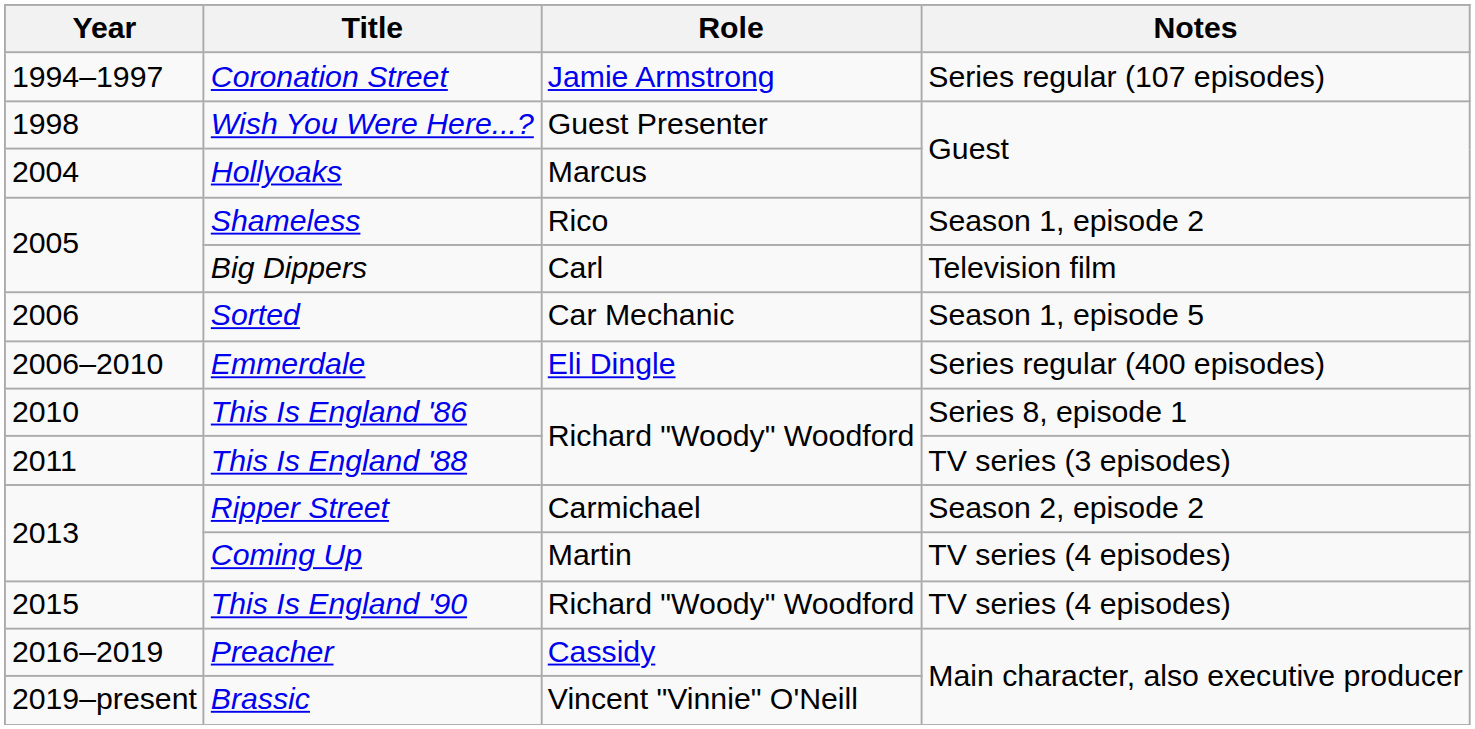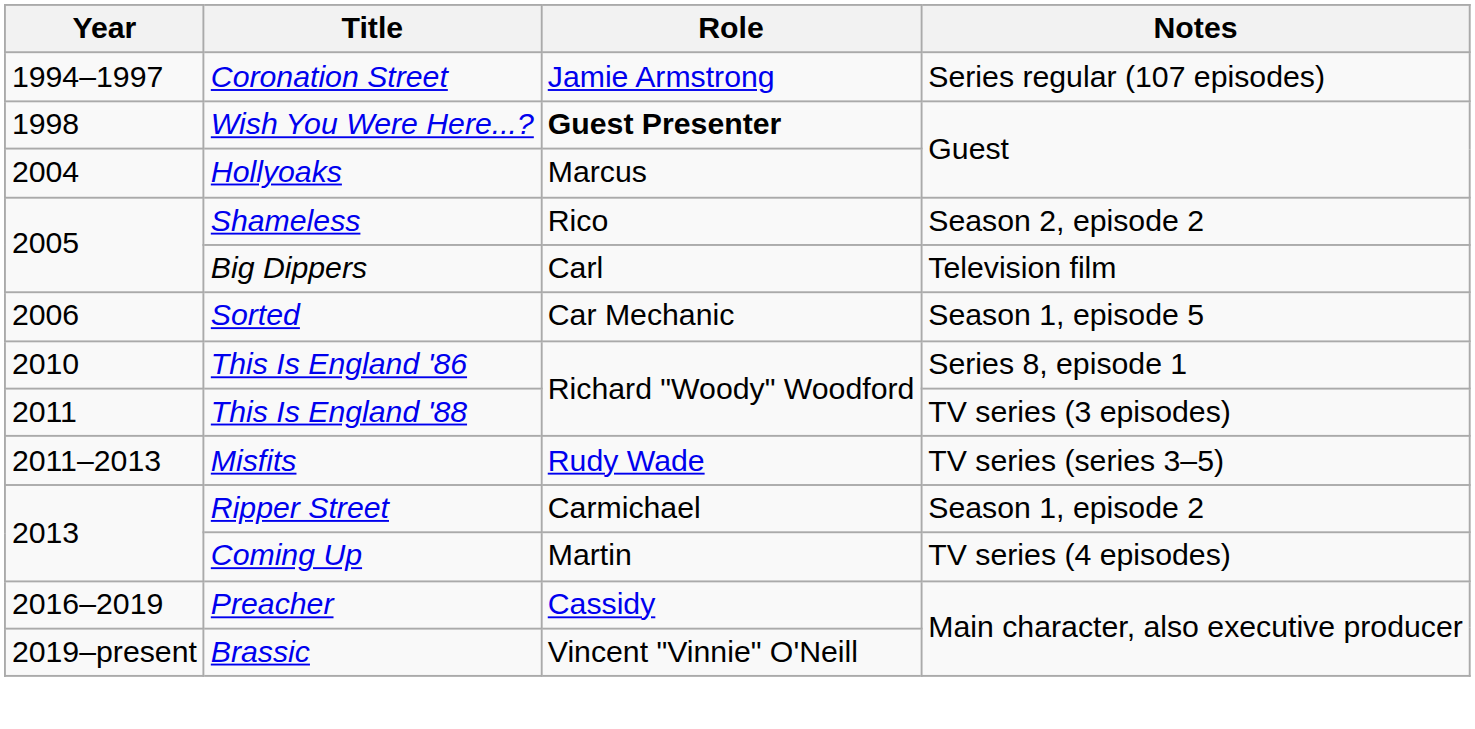(658, 124) normal -> (665, 124) bold
(1066, 220) Season 1, episode 2 -> (1066, 220) Season 2, episode 2
- row: (288, 364)
+ row: (254, 460)
(1066, 508) Season 2, episode 2 -> (1066, 508) Season 1, episode 2
- row: (339, 603)
